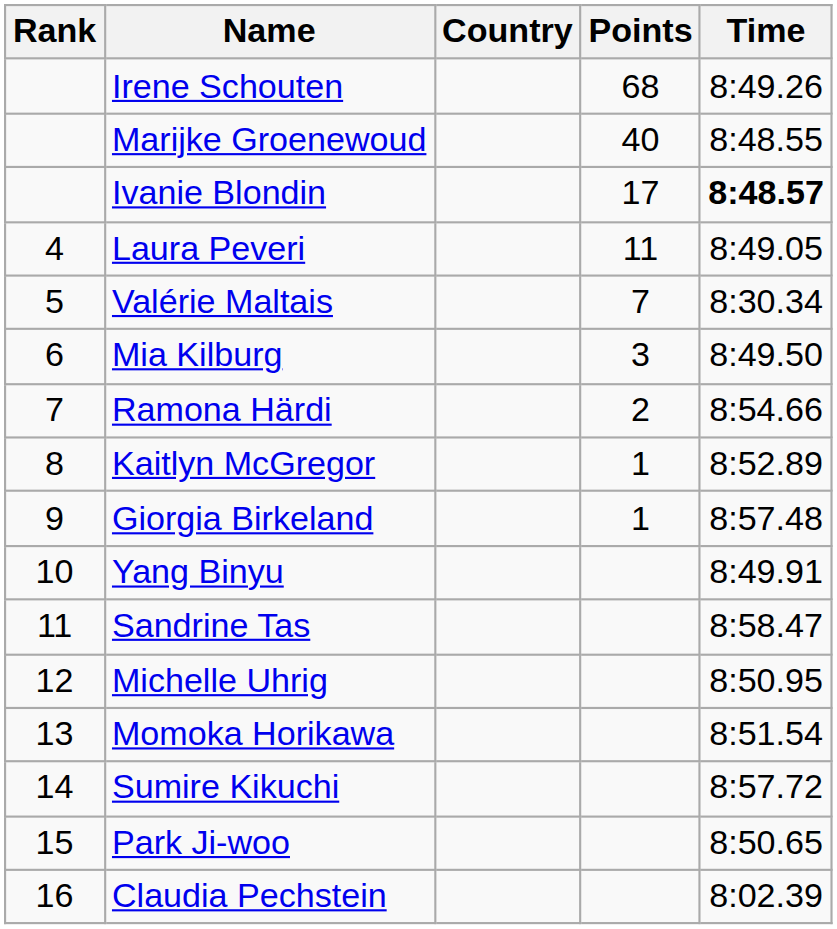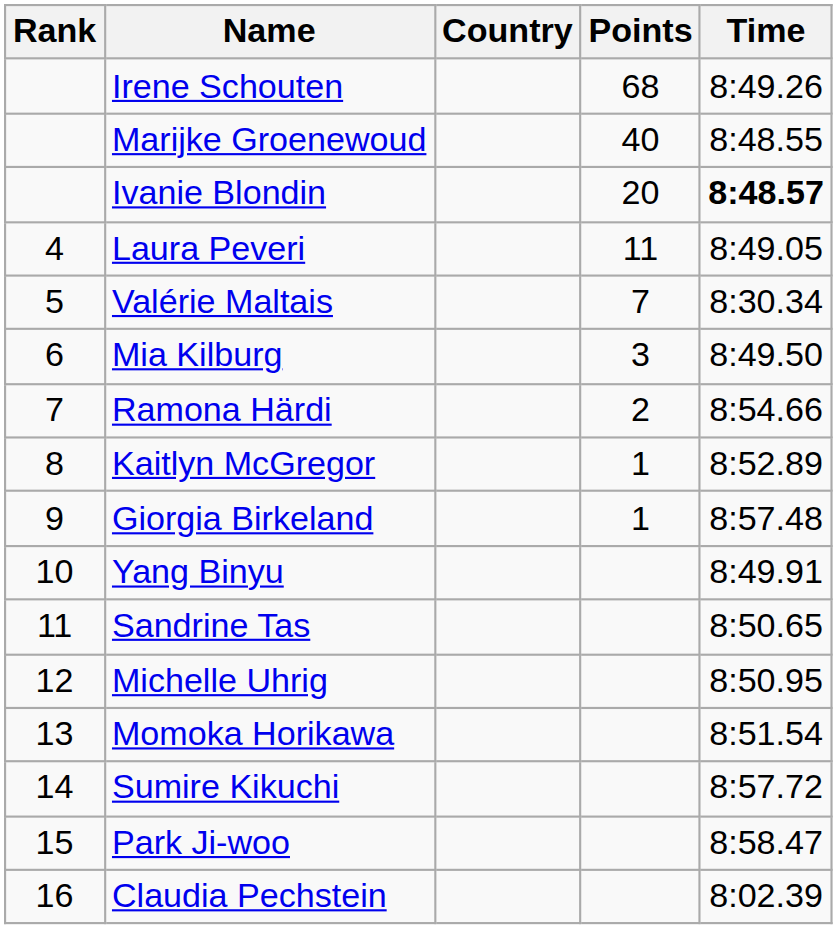(641, 193) 17 -> (641, 193) 20
(766, 626) 8:58.47 -> (766, 626) 8:50.65
(766, 842) 8:50.65 -> (766, 842) 8:58.47
